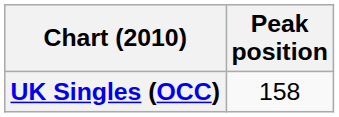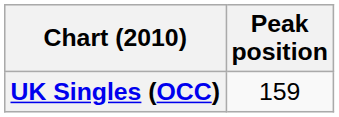(280, 91) 158 -> (280, 91) 159
